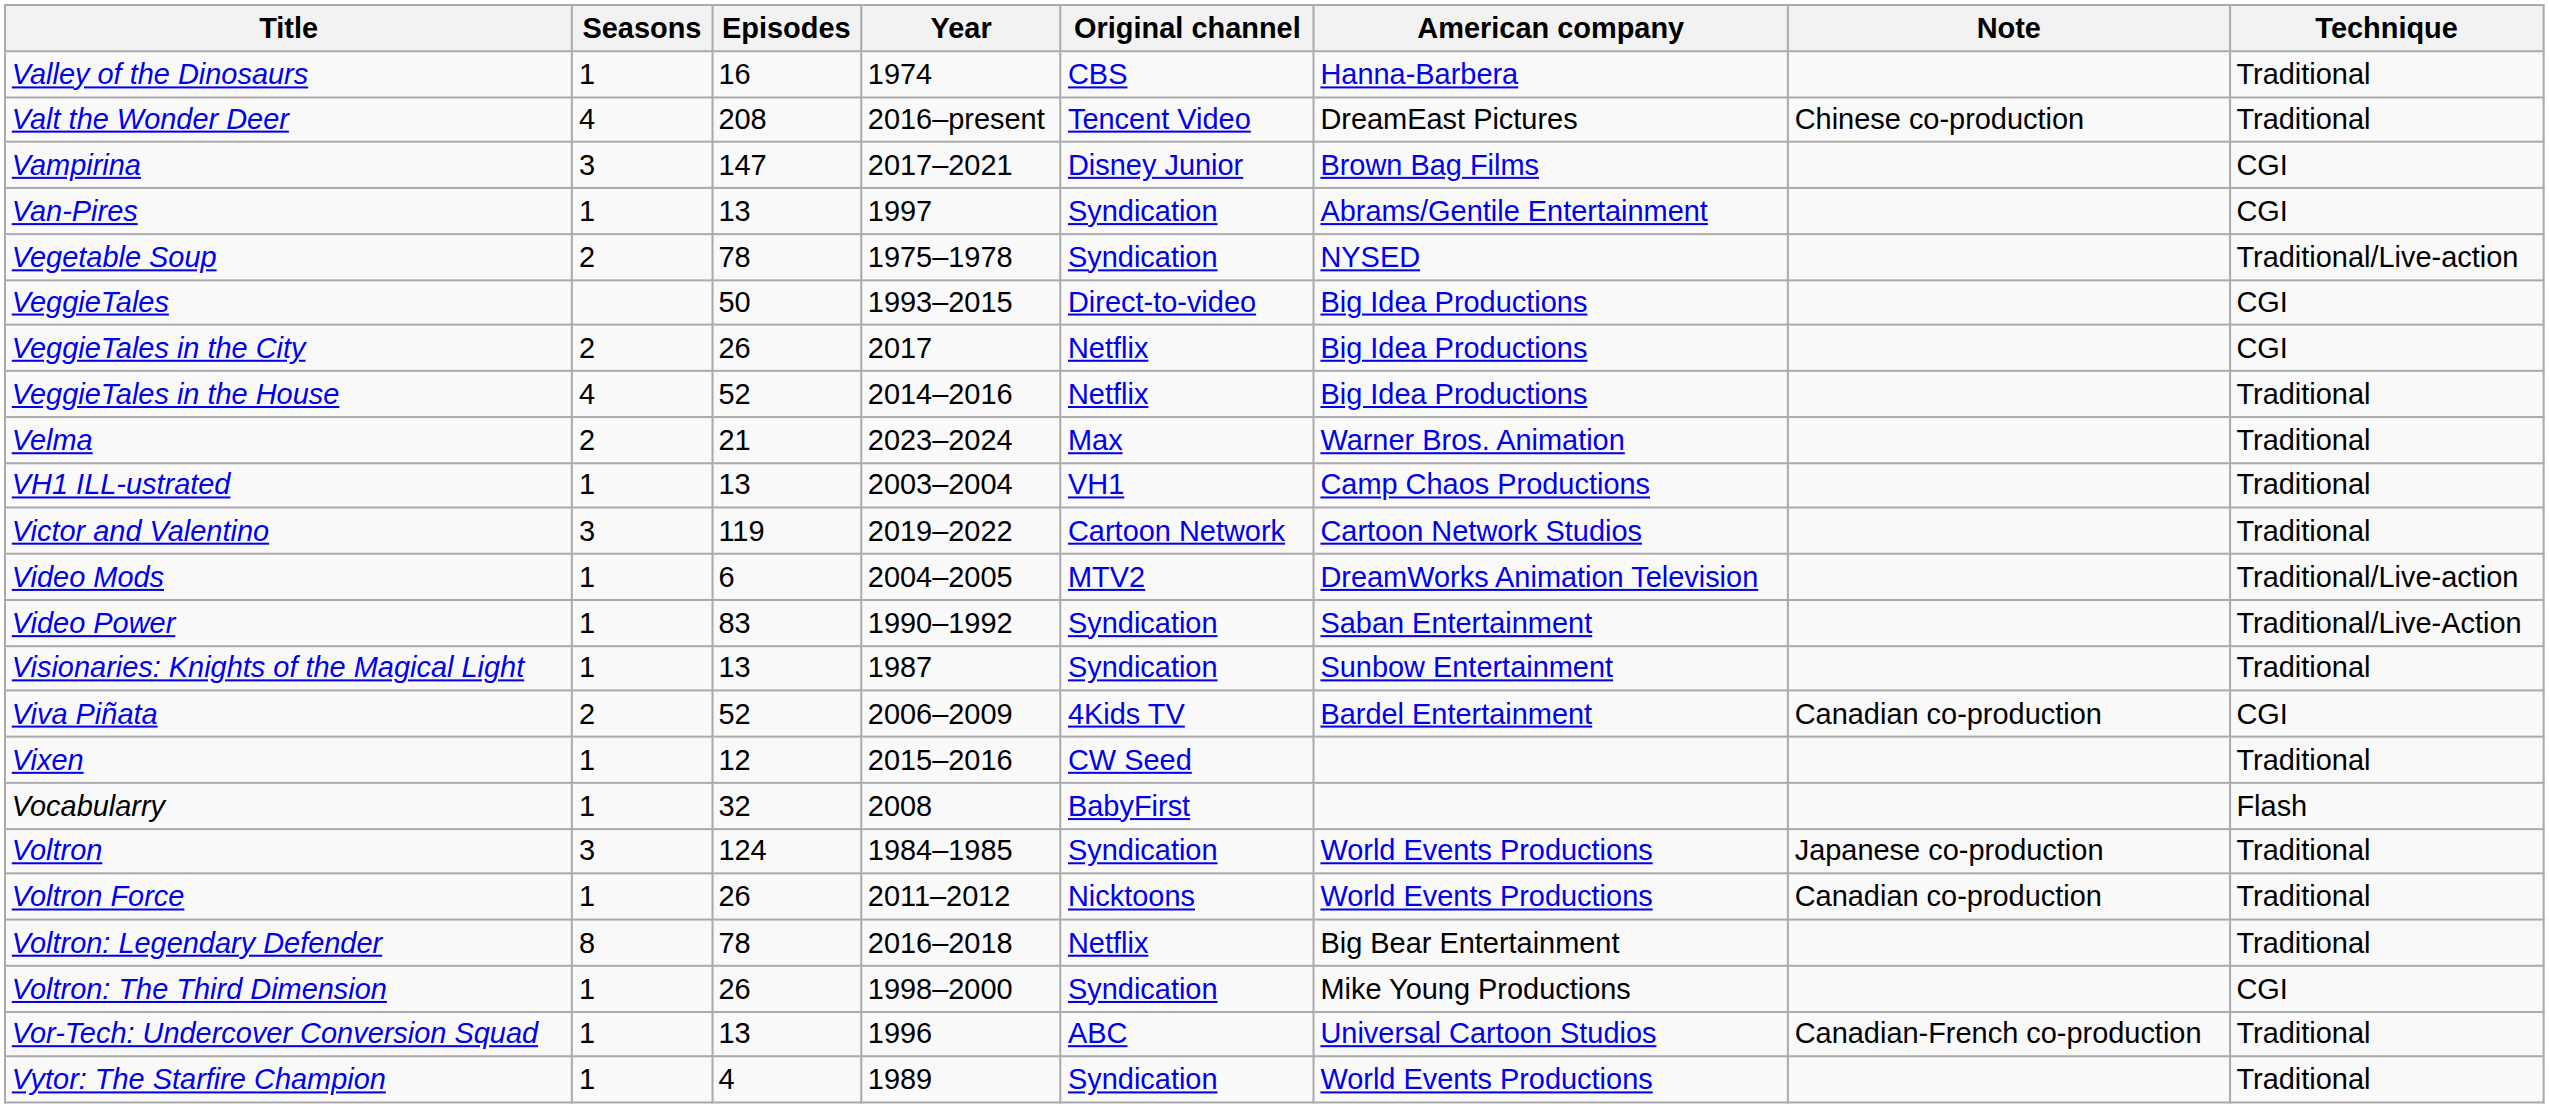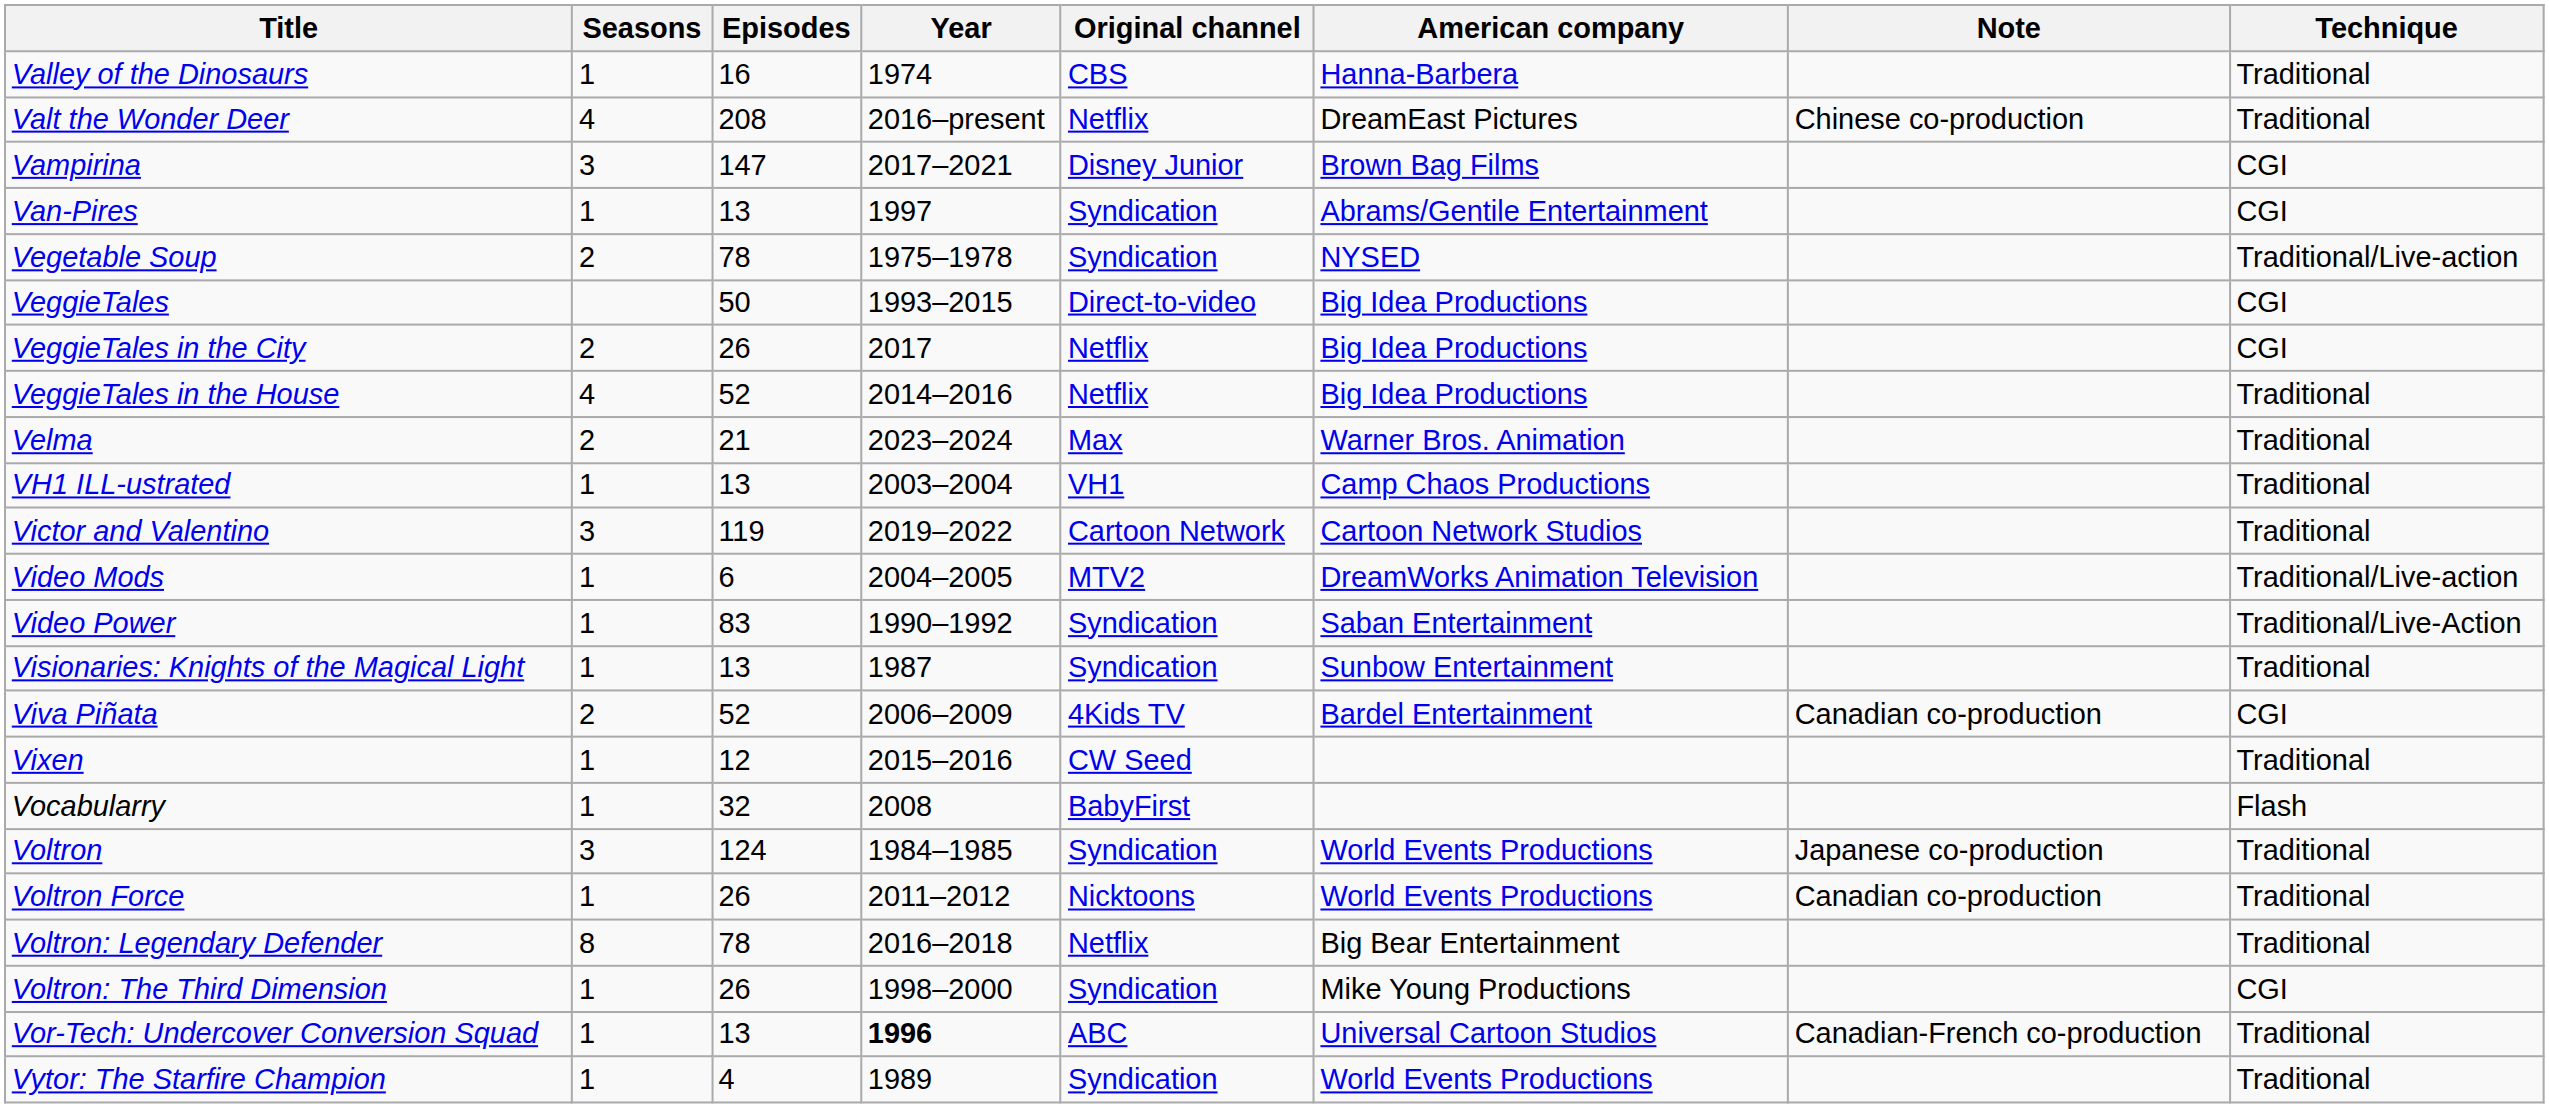(1159, 120) Tencent Video -> (1108, 120) Netflix
(900, 1034) normal -> (900, 1034) bold
